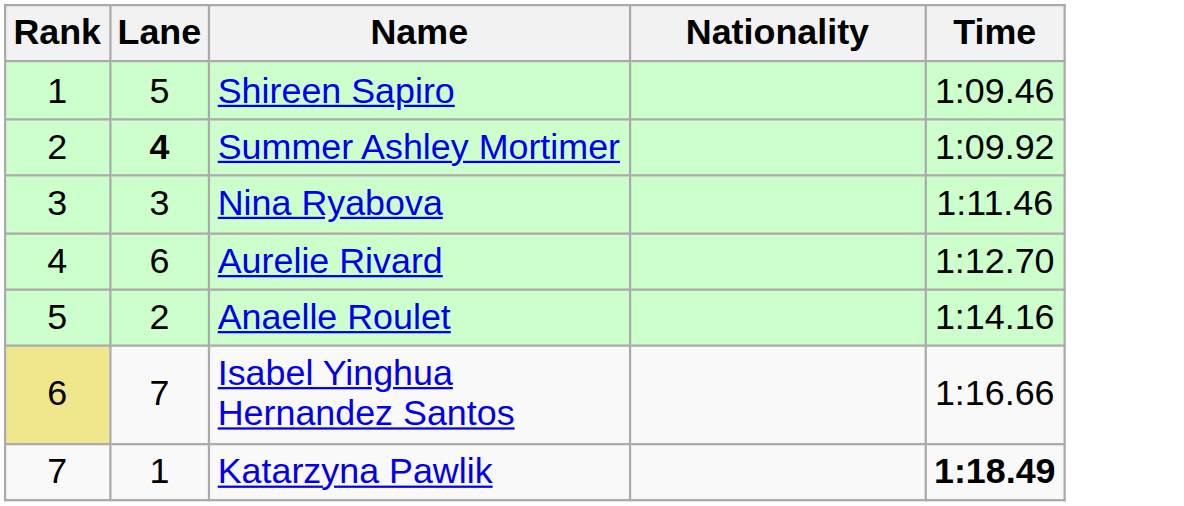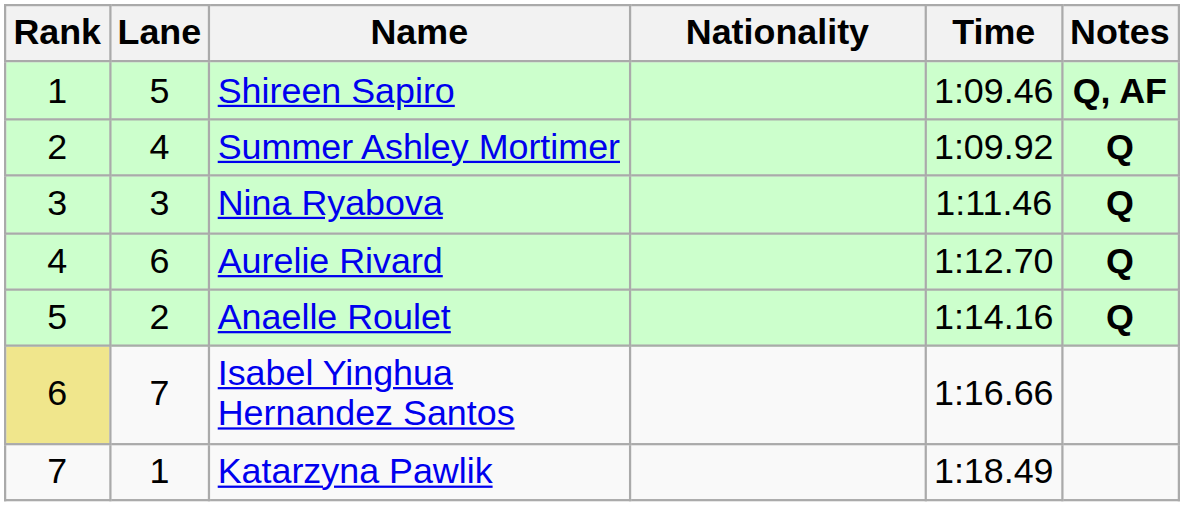+ column: (1120, 32)
(159, 146) bold -> (159, 146) normal
(995, 471) bold -> (994, 471) normal
